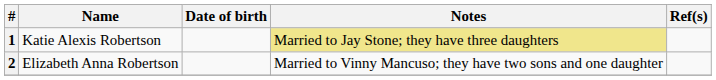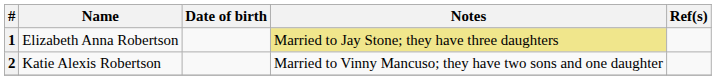(92, 39) Katie Alexis Robertson -> (100, 39) Elizabeth Anna Robertson
(100, 63) Elizabeth Anna Robertson -> (92, 63) Katie Alexis Robertson
